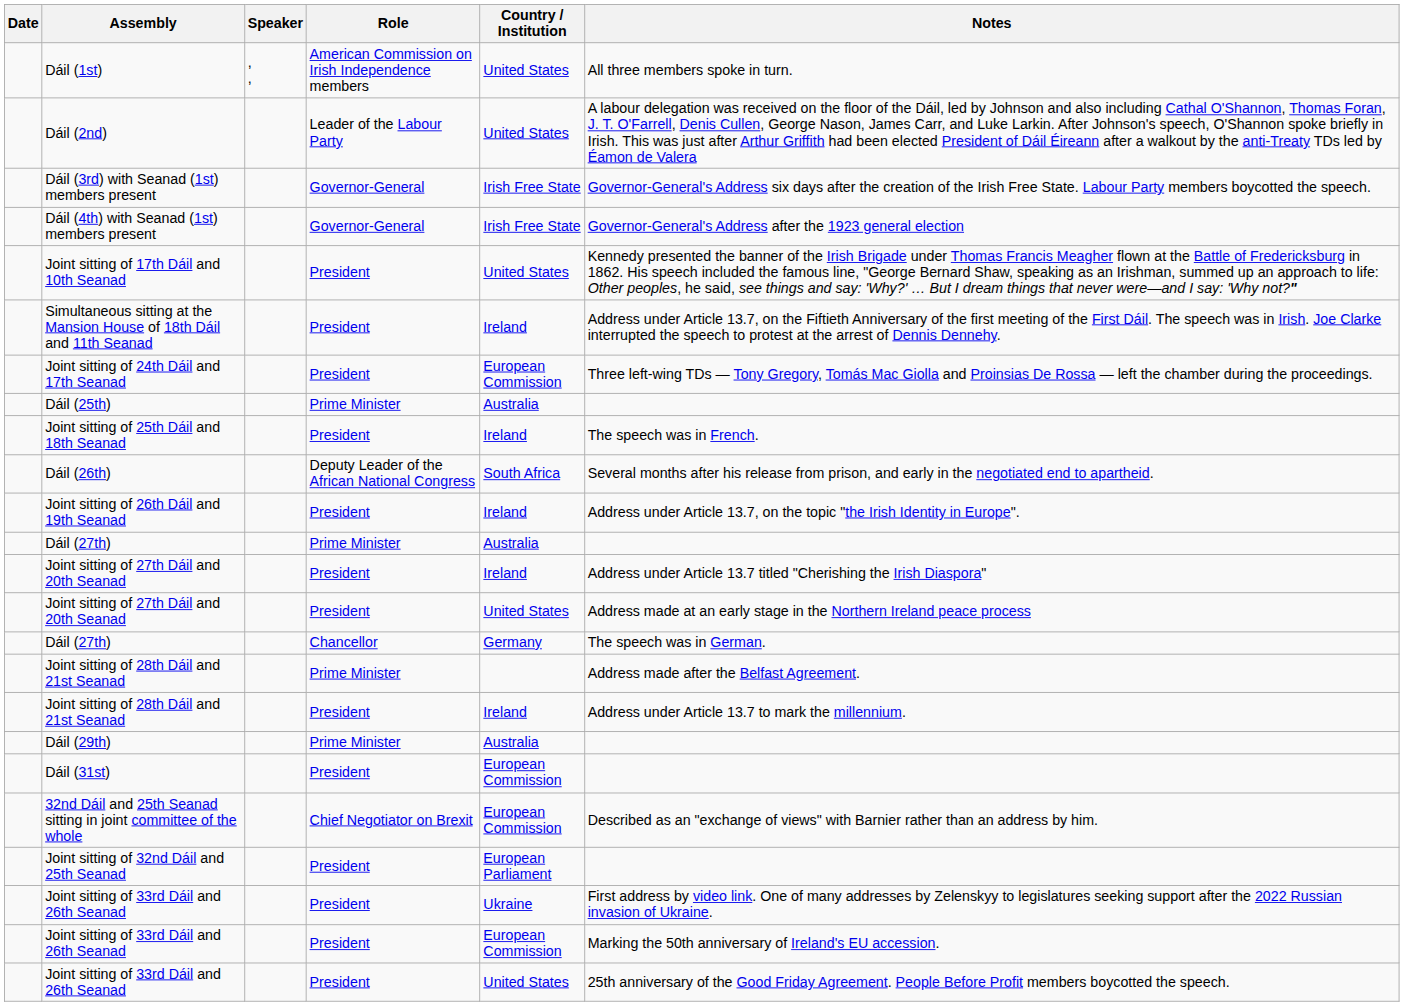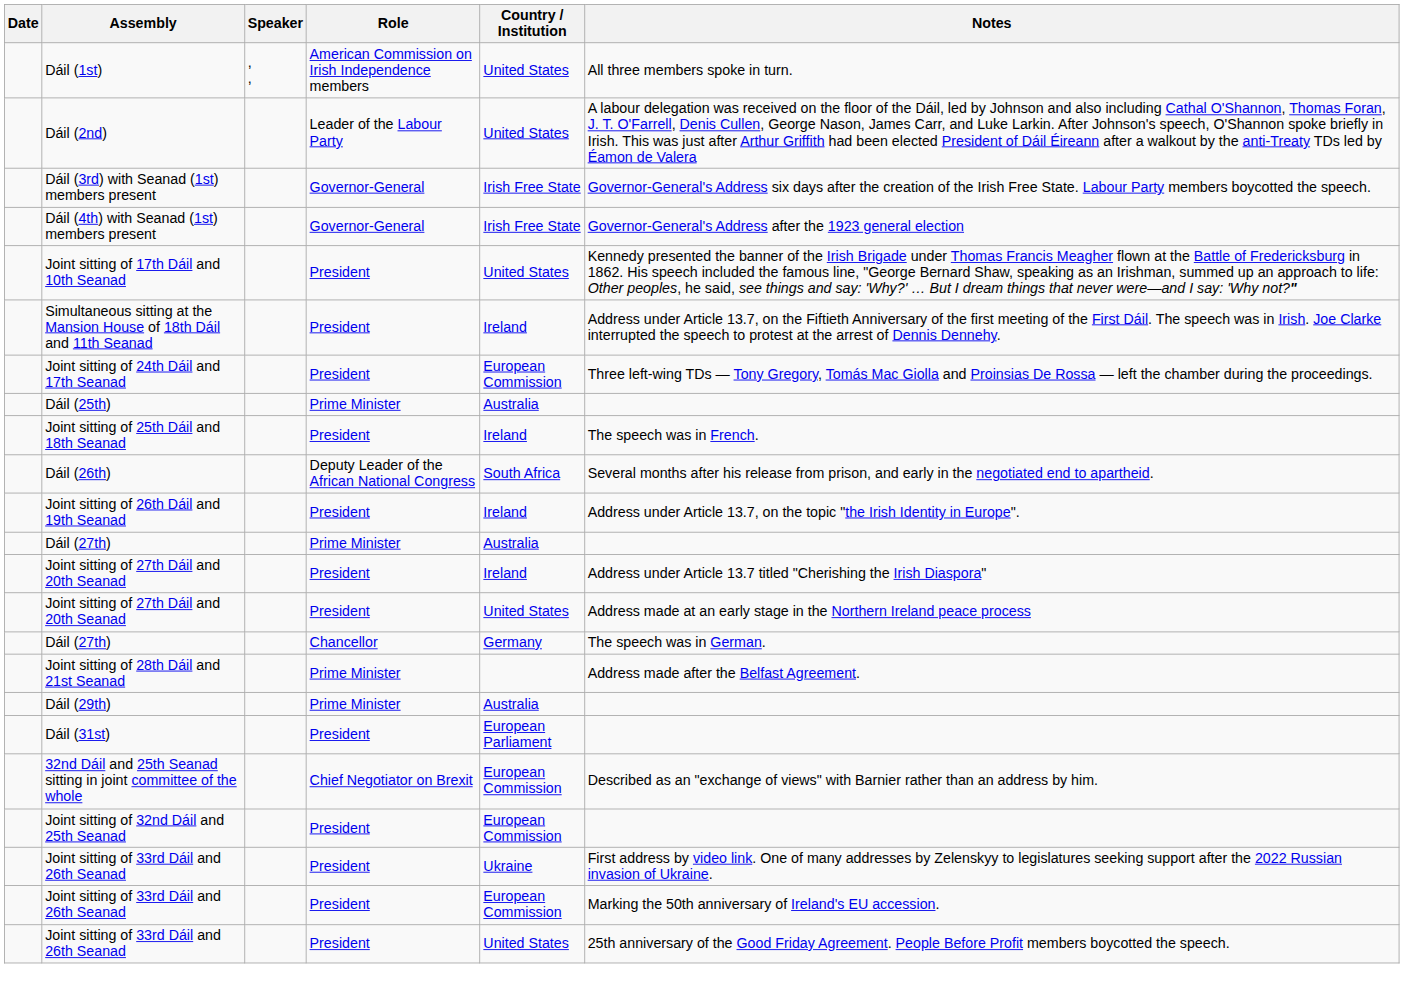- row: (133, 712)
(523, 773) European Commission -> (517, 734) European Parliament
(517, 866) European Parliament -> (523, 827) European Commission
